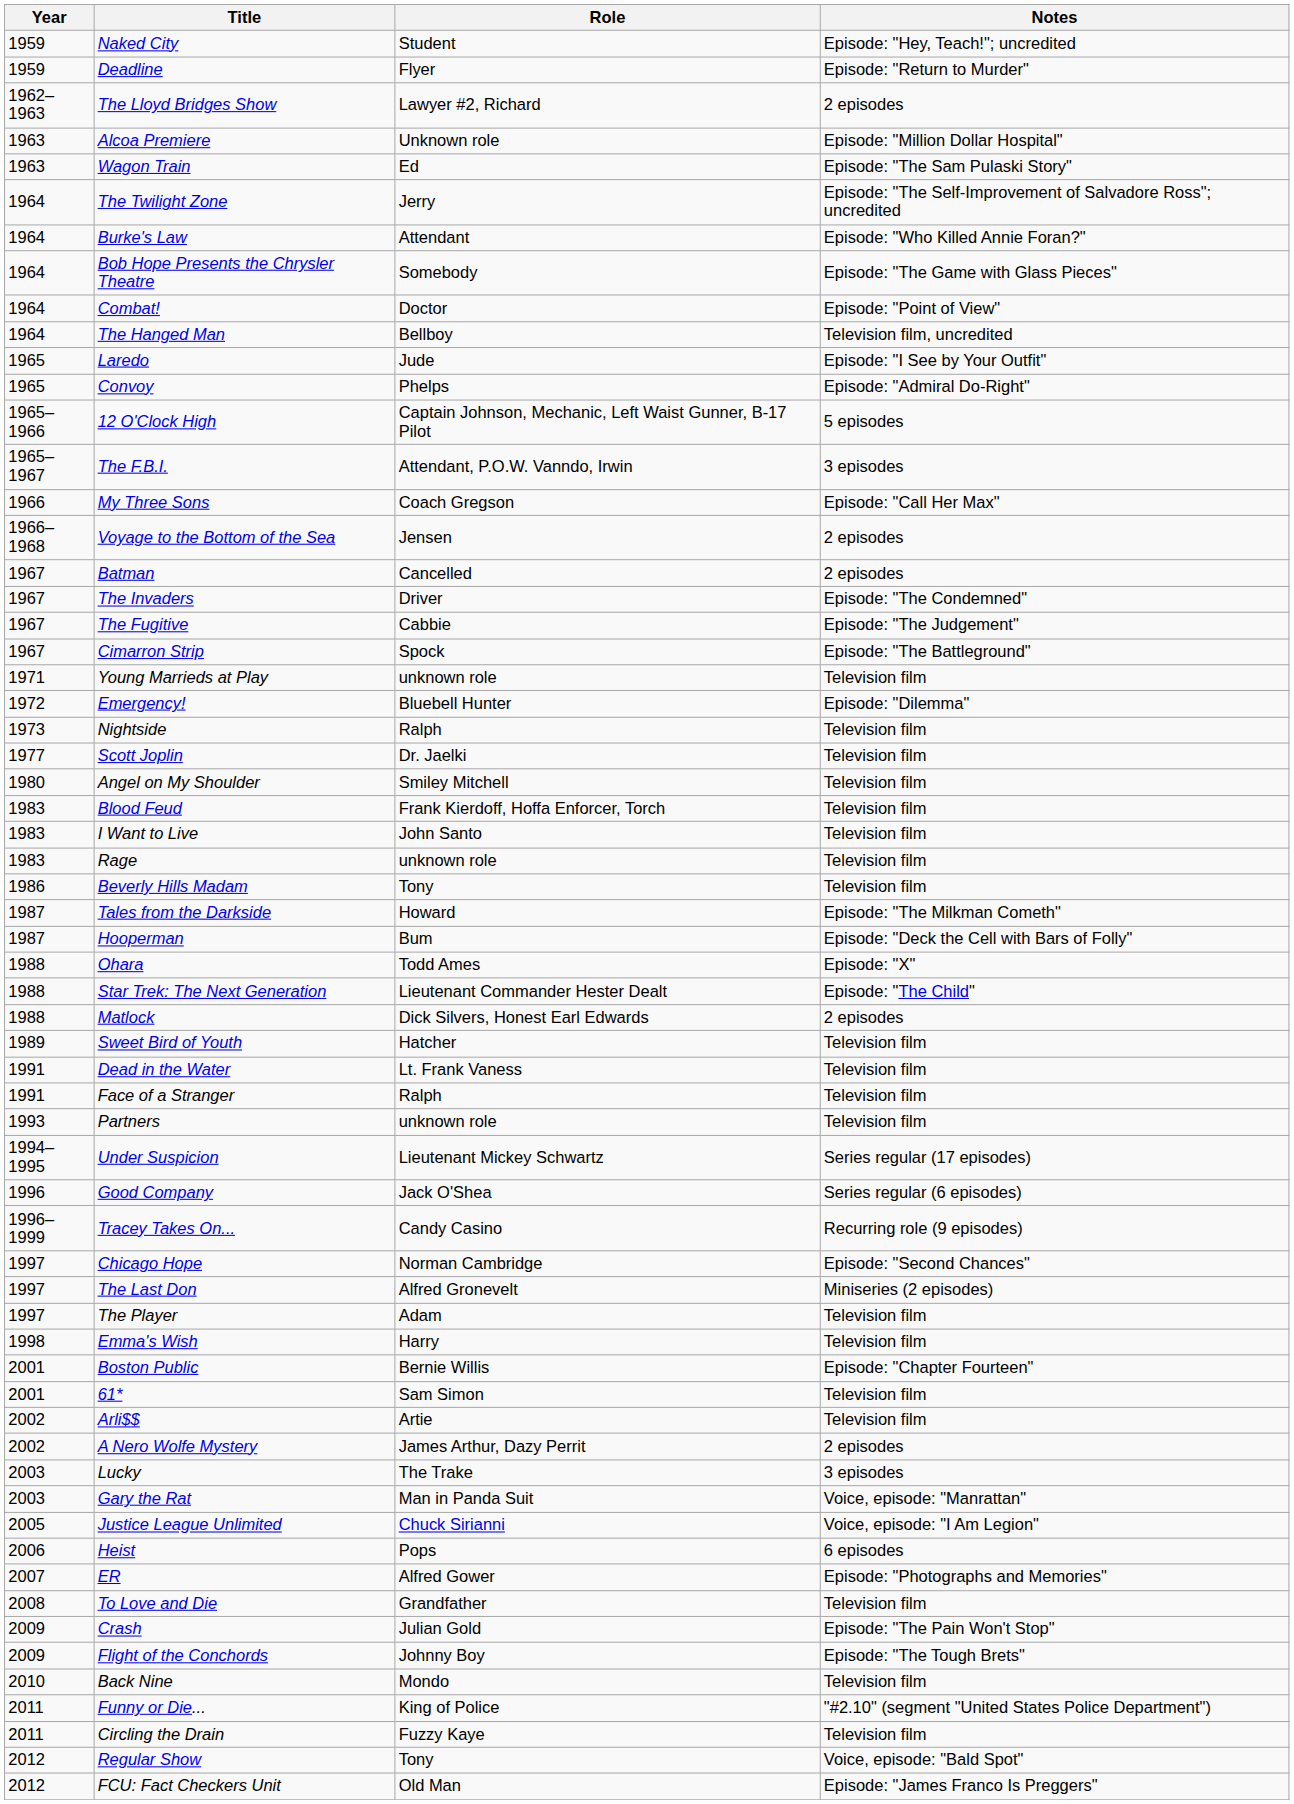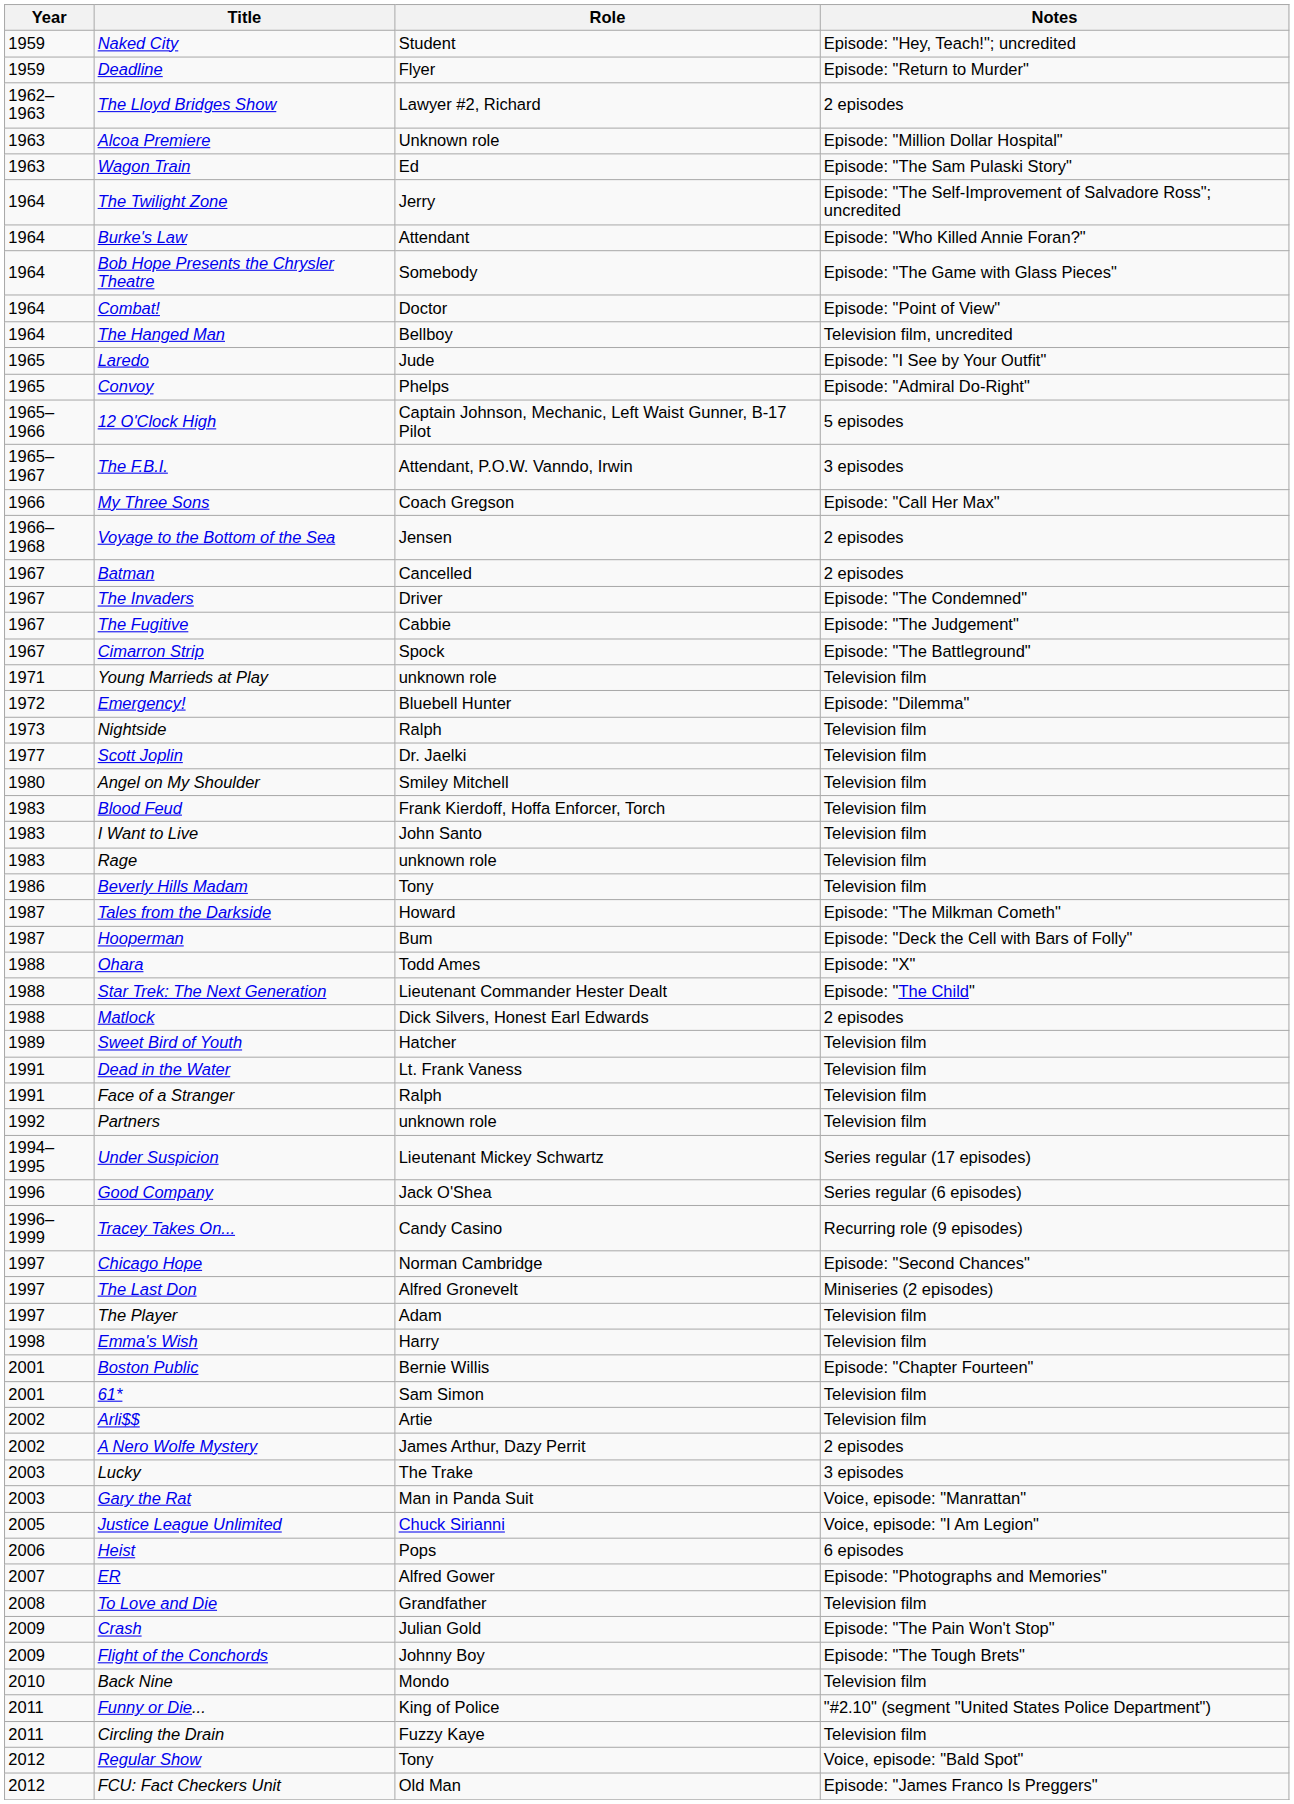(27, 1121) 1993 -> (27, 1121) 1992
